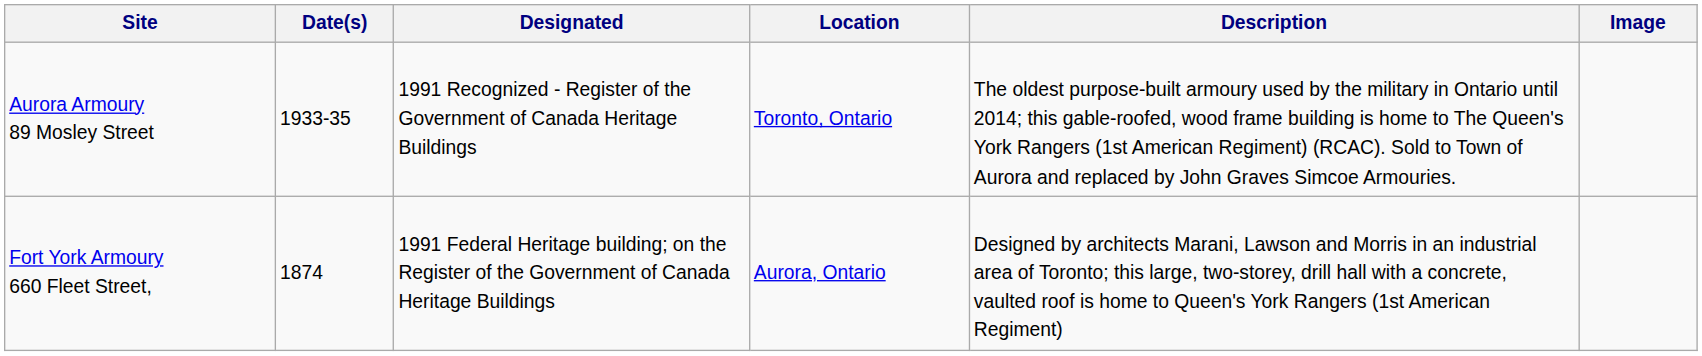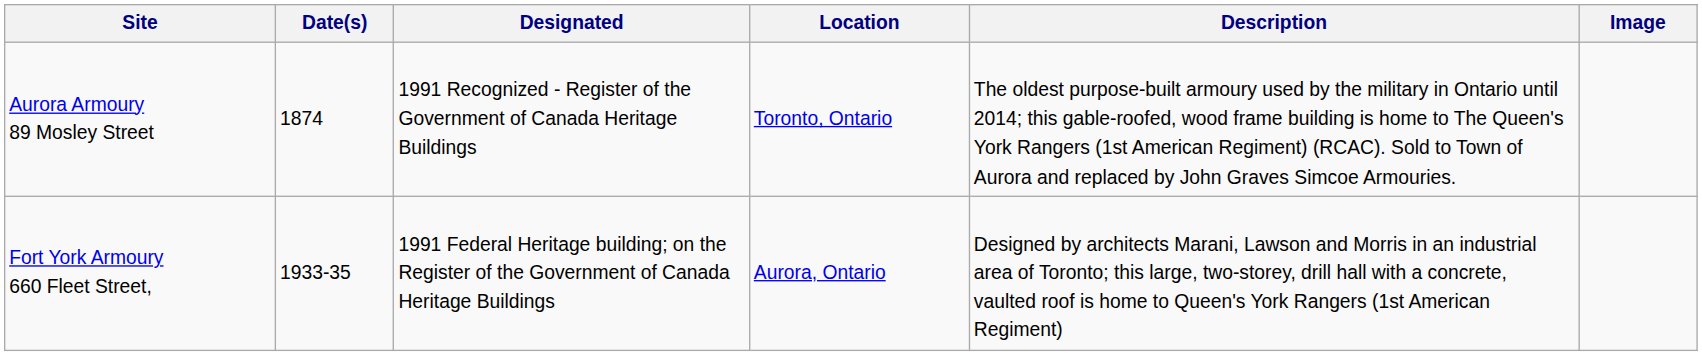(315, 119) 1933-35 -> (301, 119) 1874
(301, 273) 1874 -> (315, 273) 1933-35
